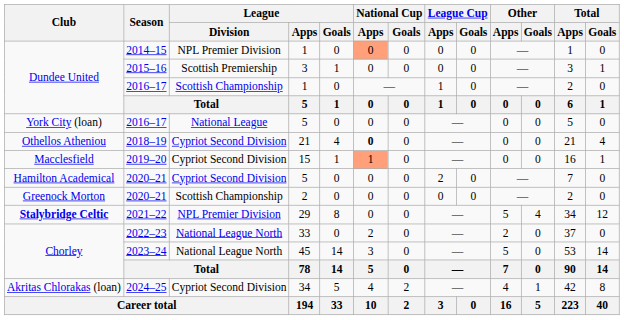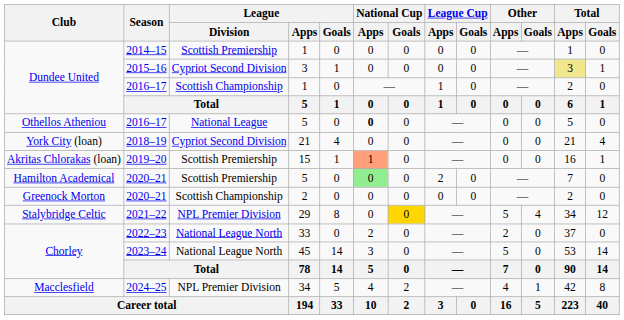(229, 50) NPL Premier Division -> (229, 50) Scottish Premiership
(371, 50) lightsalmon background -> (371, 50) no background
(229, 68) Scottish Premiership -> (229, 68) Cypriot Second Division
(570, 68) no background -> (570, 68) khaki background
(64, 123) York City (loan) -> (64, 123) Othellos Atheniou
(371, 123) normal -> (371, 123) bold
(64, 141) Othellos Atheniou -> (64, 141) York City (loan)
(371, 141) bold -> (371, 141) normal
(64, 159) Macclesfield -> (64, 159) Akritas Chlorakas (loan)
(229, 159) Cypriot Second Division -> (229, 159) Scottish Premiership
(229, 178) Cypriot Second Division -> (229, 178) Scottish Premiership
(371, 178) no background -> (371, 178) lightgreen background
(64, 214) bold -> (64, 214) normal
(406, 214) no background -> (406, 214) gold background
(64, 287) Akritas Chlorakas (loan) -> (64, 287) Macclesfield
(229, 287) Cypriot Second Division -> (229, 287) NPL Premier Division
